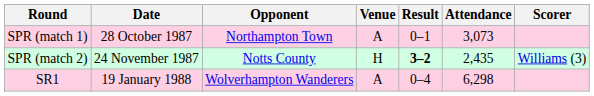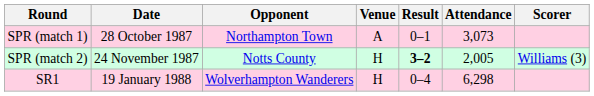(478, 58) 2,435 -> (478, 58) 2,005
(378, 79) A -> (378, 79) H
